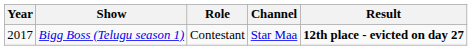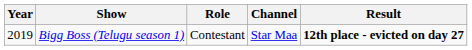(20, 34) 2017 -> (20, 34) 2019
